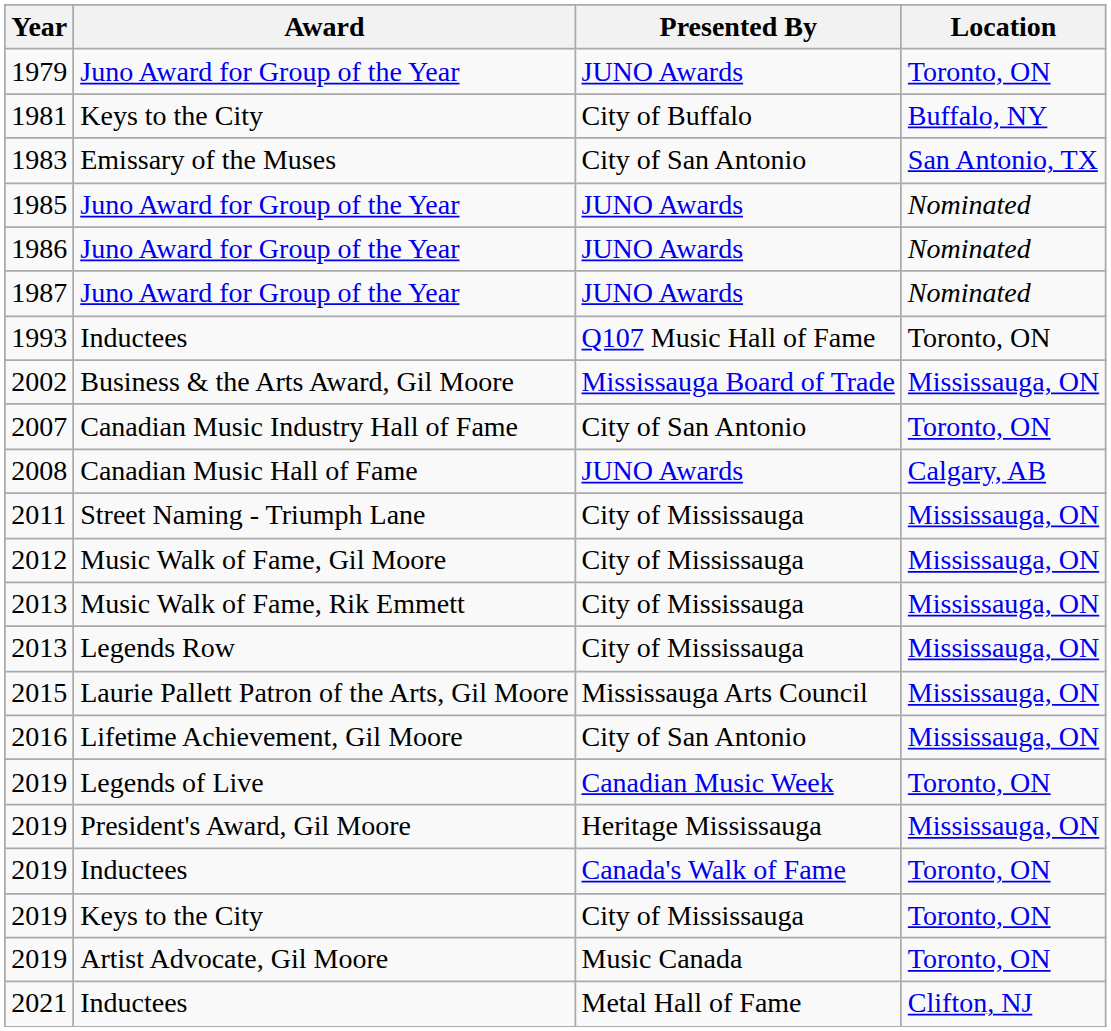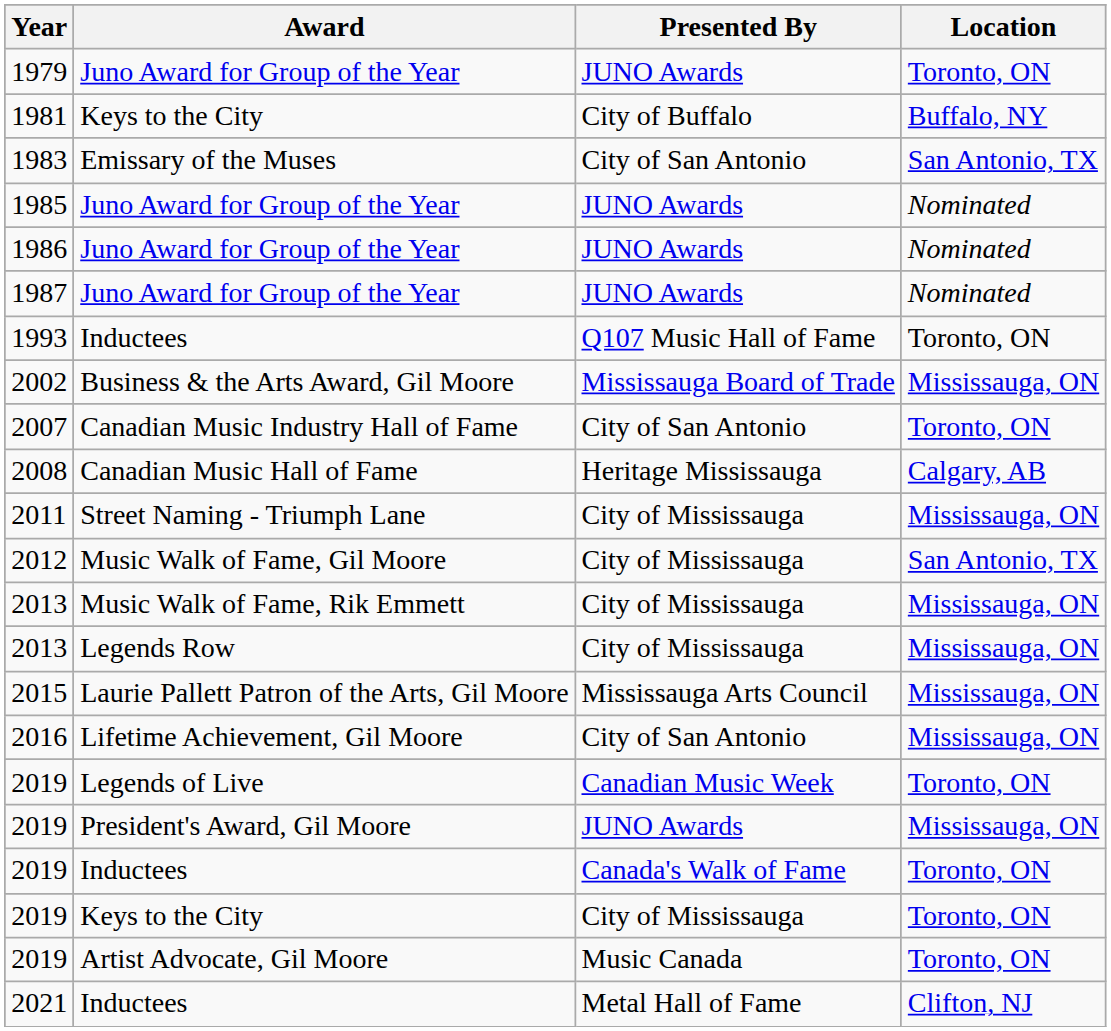(662, 470) JUNO Awards -> (702, 470) Heritage Mississauga
(1004, 559) Mississauga, ON -> (1003, 559) San Antonio, TX
(702, 826) Heritage Mississauga -> (662, 826) JUNO Awards
